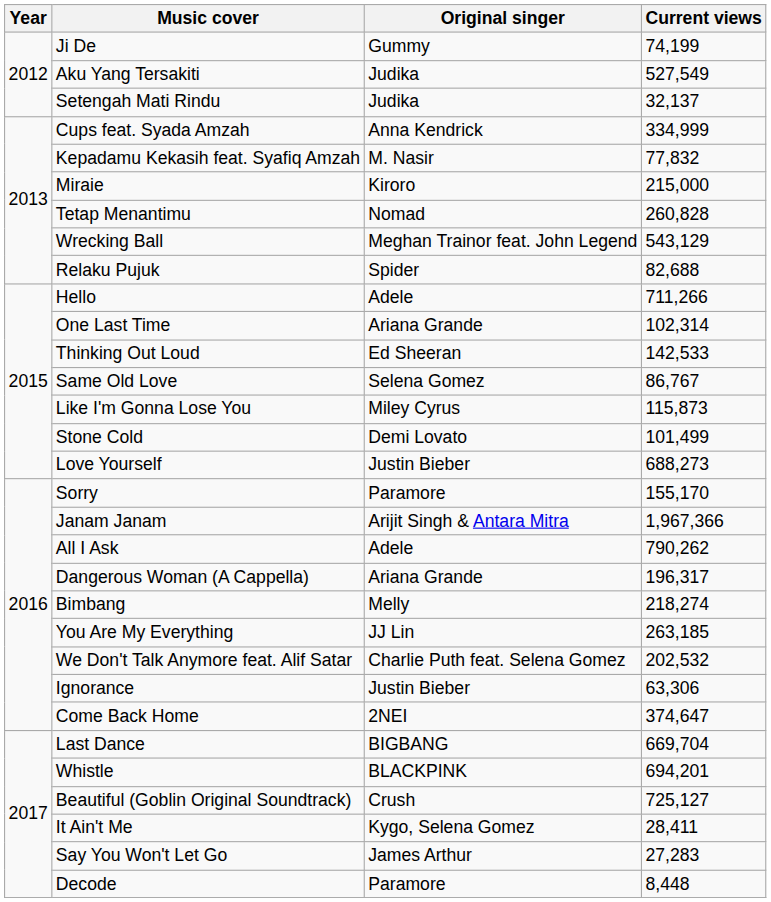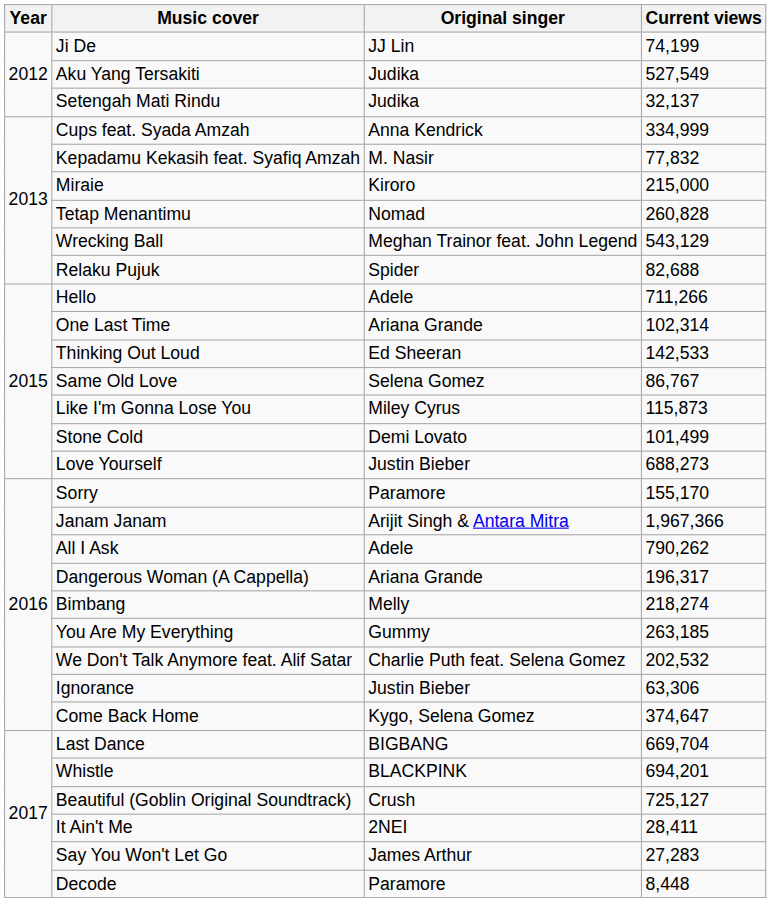(399, 46) Gummy -> (391, 46) JJ Lin
(391, 632) JJ Lin -> (399, 632) Gummy
(388, 716) 2NEI -> (451, 716) Kygo, Selena Gomez
(451, 827) Kygo, Selena Gomez -> (388, 827) 2NEI
